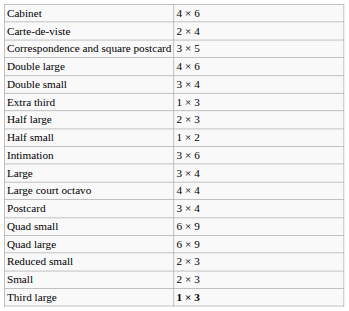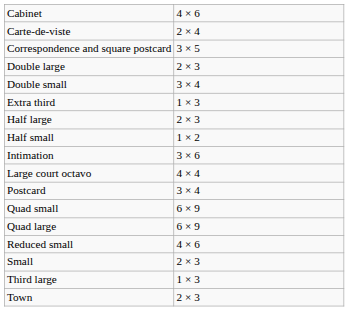(188, 66) 4 × 6 -> (188, 66) 2 × 3
- row: (20, 173)
(188, 262) 2 × 3 -> (188, 244) 4 × 6
(188, 297) bold -> (188, 279) normal
+ row: (20, 297)
